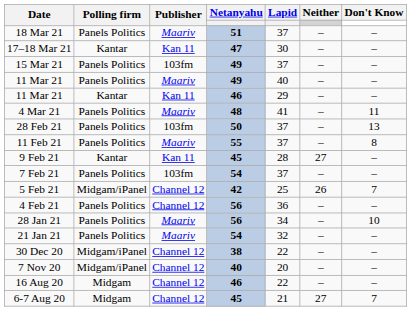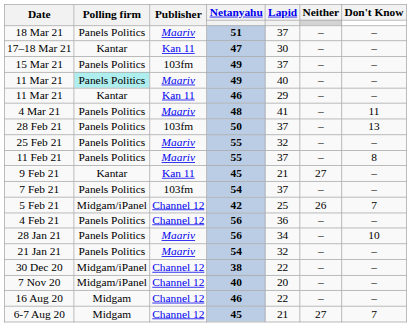(112, 80) no background -> (112, 80) paleturquoise background
+ row: (39, 142)
(283, 158) 28 -> (283, 174) 21
